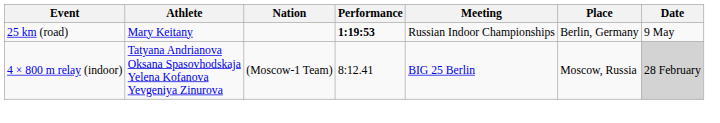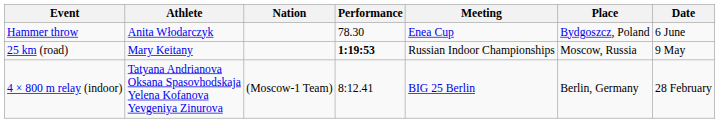+ row: (43, 32)
(599, 32) Berlin, Germany -> (598, 50) Moscow, Russia
(598, 70) Moscow, Russia -> (599, 89) Berlin, Germany
(672, 70) lightgrey background -> (683, 89) no background
